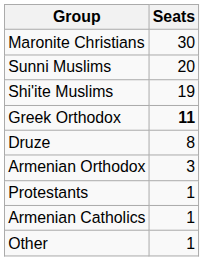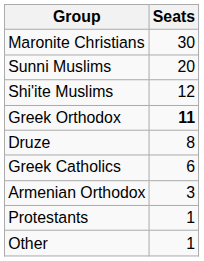(186, 92) 19 -> (186, 92) 12
+ row: (64, 167)
- row: (77, 218)
